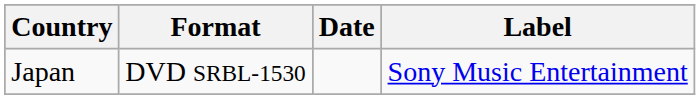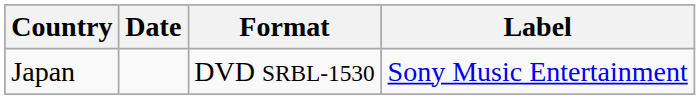columns swapped: (347, 26) <-> (216, 26)
